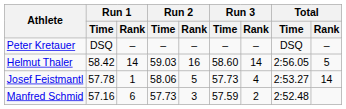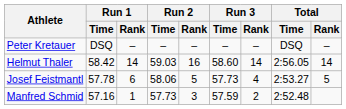(327, 63) 5 -> (327, 63) 14
(132, 79) 1 -> (132, 79) 6
(327, 79) 14 -> (327, 79) 5
(132, 96) 6 -> (132, 96) 1
